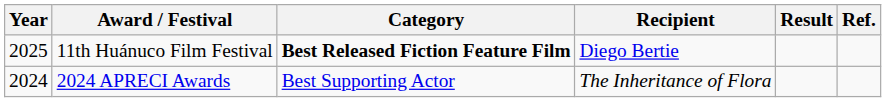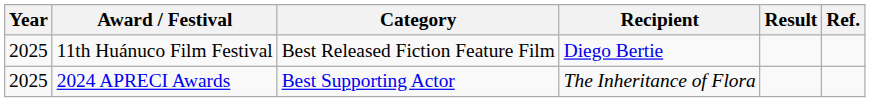(426, 50) bold -> (418, 50) normal
(28, 81) 2024 -> (28, 81) 2025
